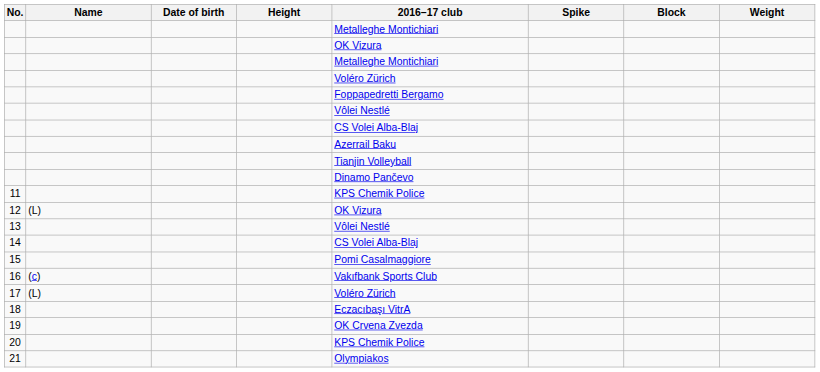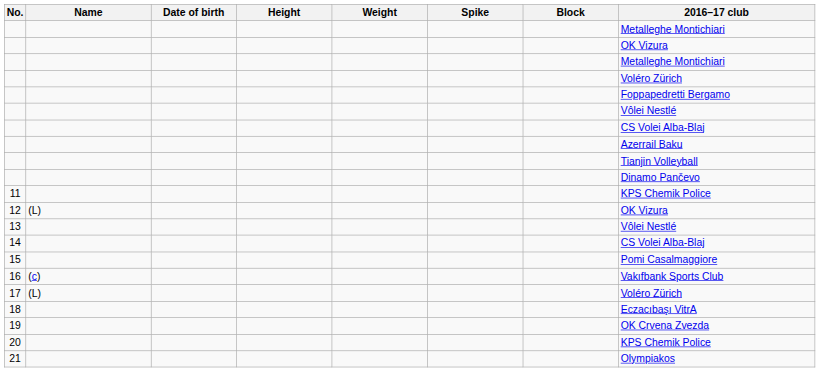columns swapped: (767, 12) <-> (430, 12)
